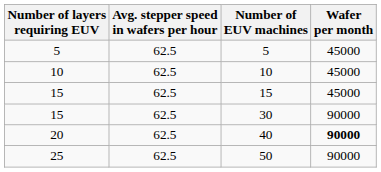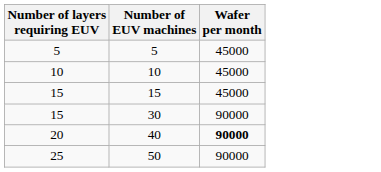- column: (165, 22)
